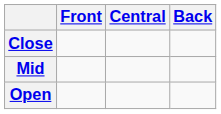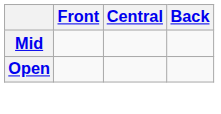- row: (30, 43)
